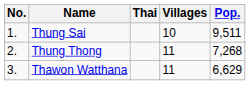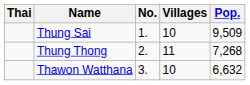columns swapped: (17, 13) <-> (145, 13)
(227, 32) 9,511 -> (227, 32) 9,509
(169, 70) 11 -> (169, 70) 10
(227, 70) 6,629 -> (227, 70) 6,632
